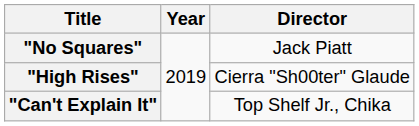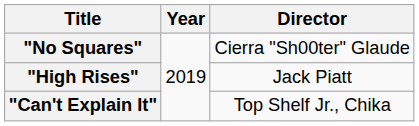(312, 47) Jack Piatt -> (312, 47) Cierra "Sh00ter" Glaude
(312, 76) Cierra "Sh00ter" Glaude -> (312, 76) Jack Piatt
